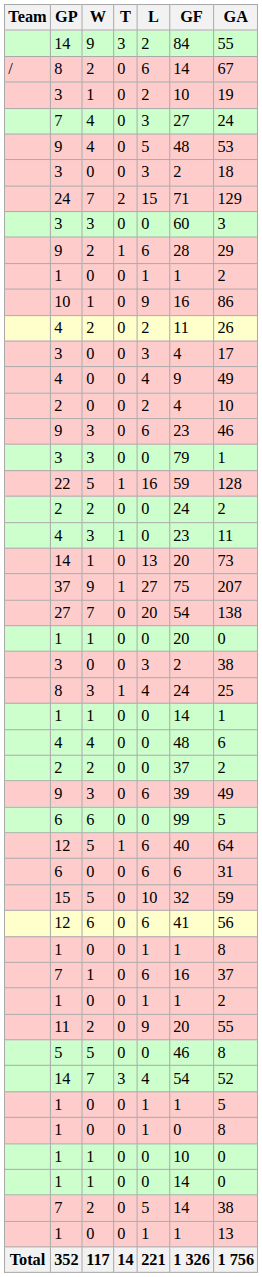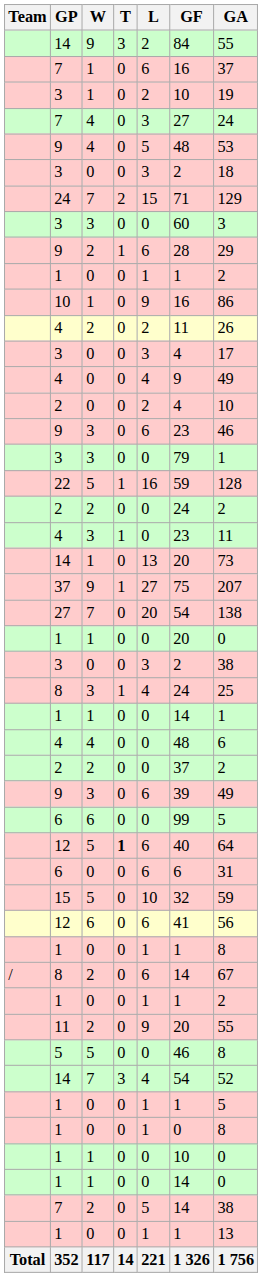rows swapped: (58, 975) <-> (58, 69)
(121, 845) normal -> (121, 845) bold
